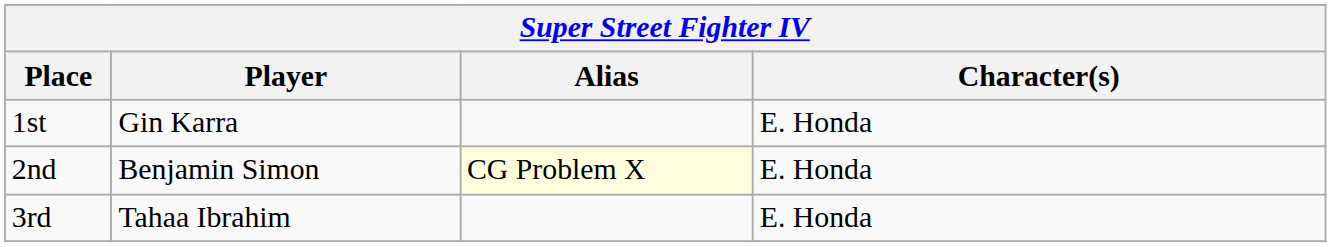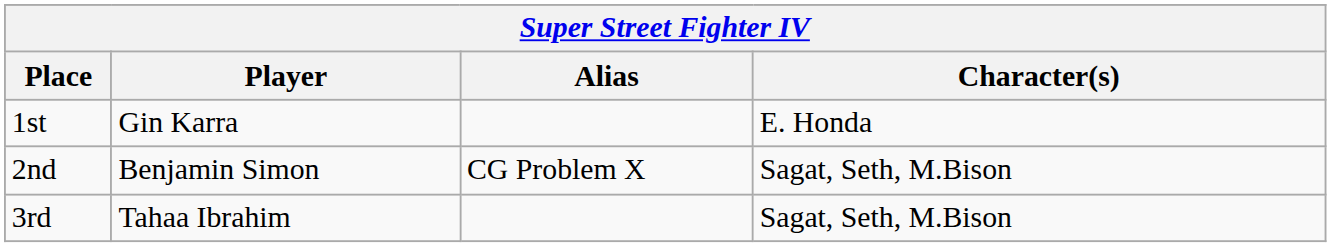(556, 169) lightyellow background -> (556, 169) no background
(816, 169) E. Honda -> (886, 169) Sagat, Seth, M.Bison
(816, 216) E. Honda -> (886, 216) Sagat, Seth, M.Bison
